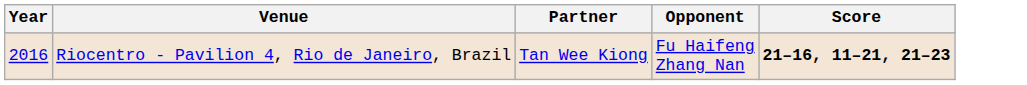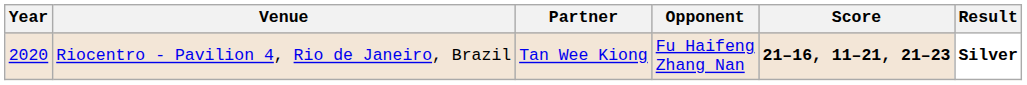+ column: (988, 18)
(28, 56) 2016 -> (28, 56) 2020
